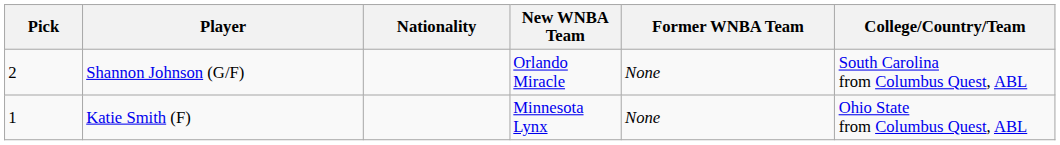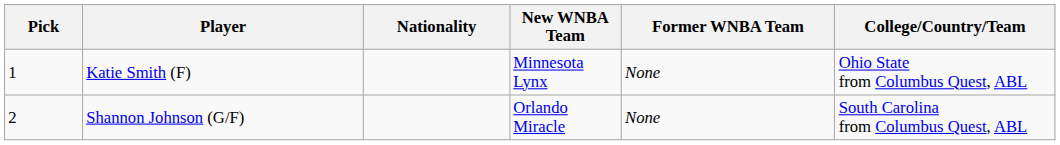rows swapped: (138, 117) <-> (165, 72)
